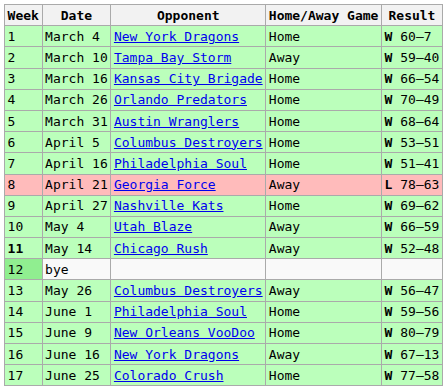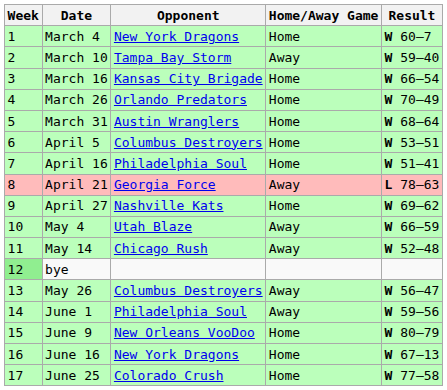(15, 248) bold -> (15, 248) normal
(284, 312) Home -> (284, 312) Away
(284, 354) Away -> (284, 354) Home
